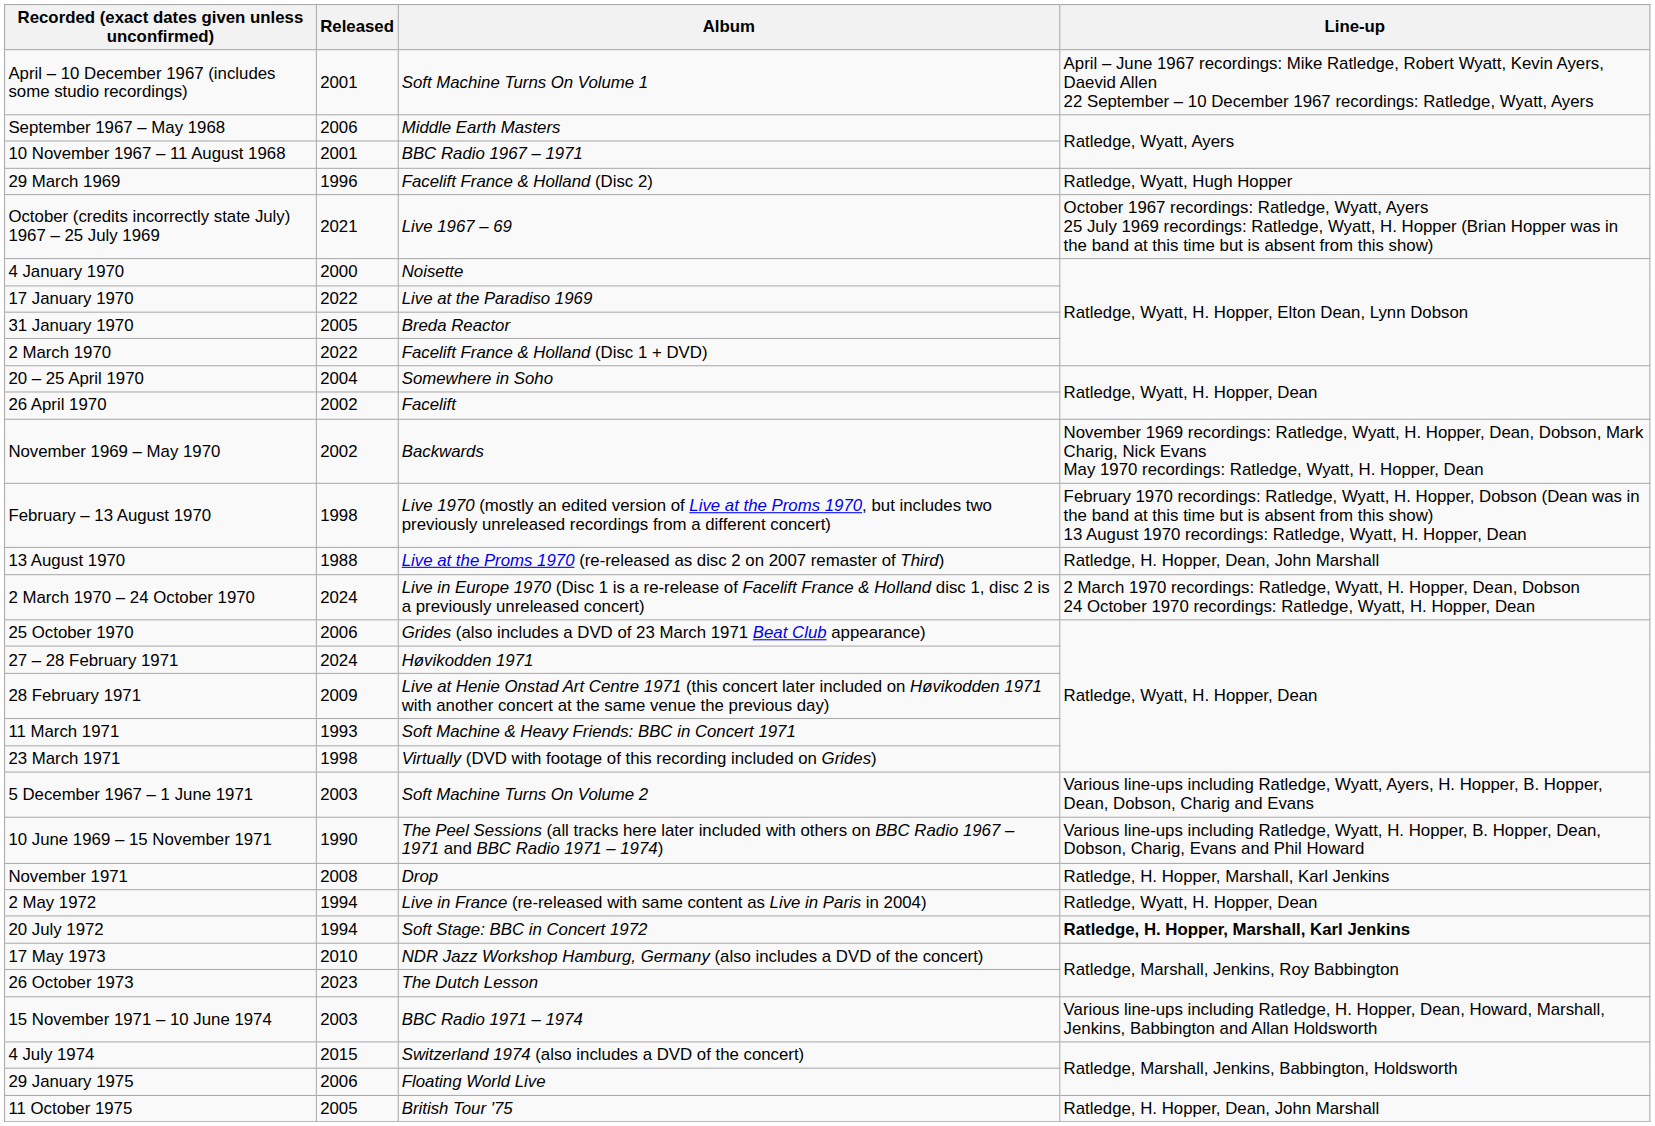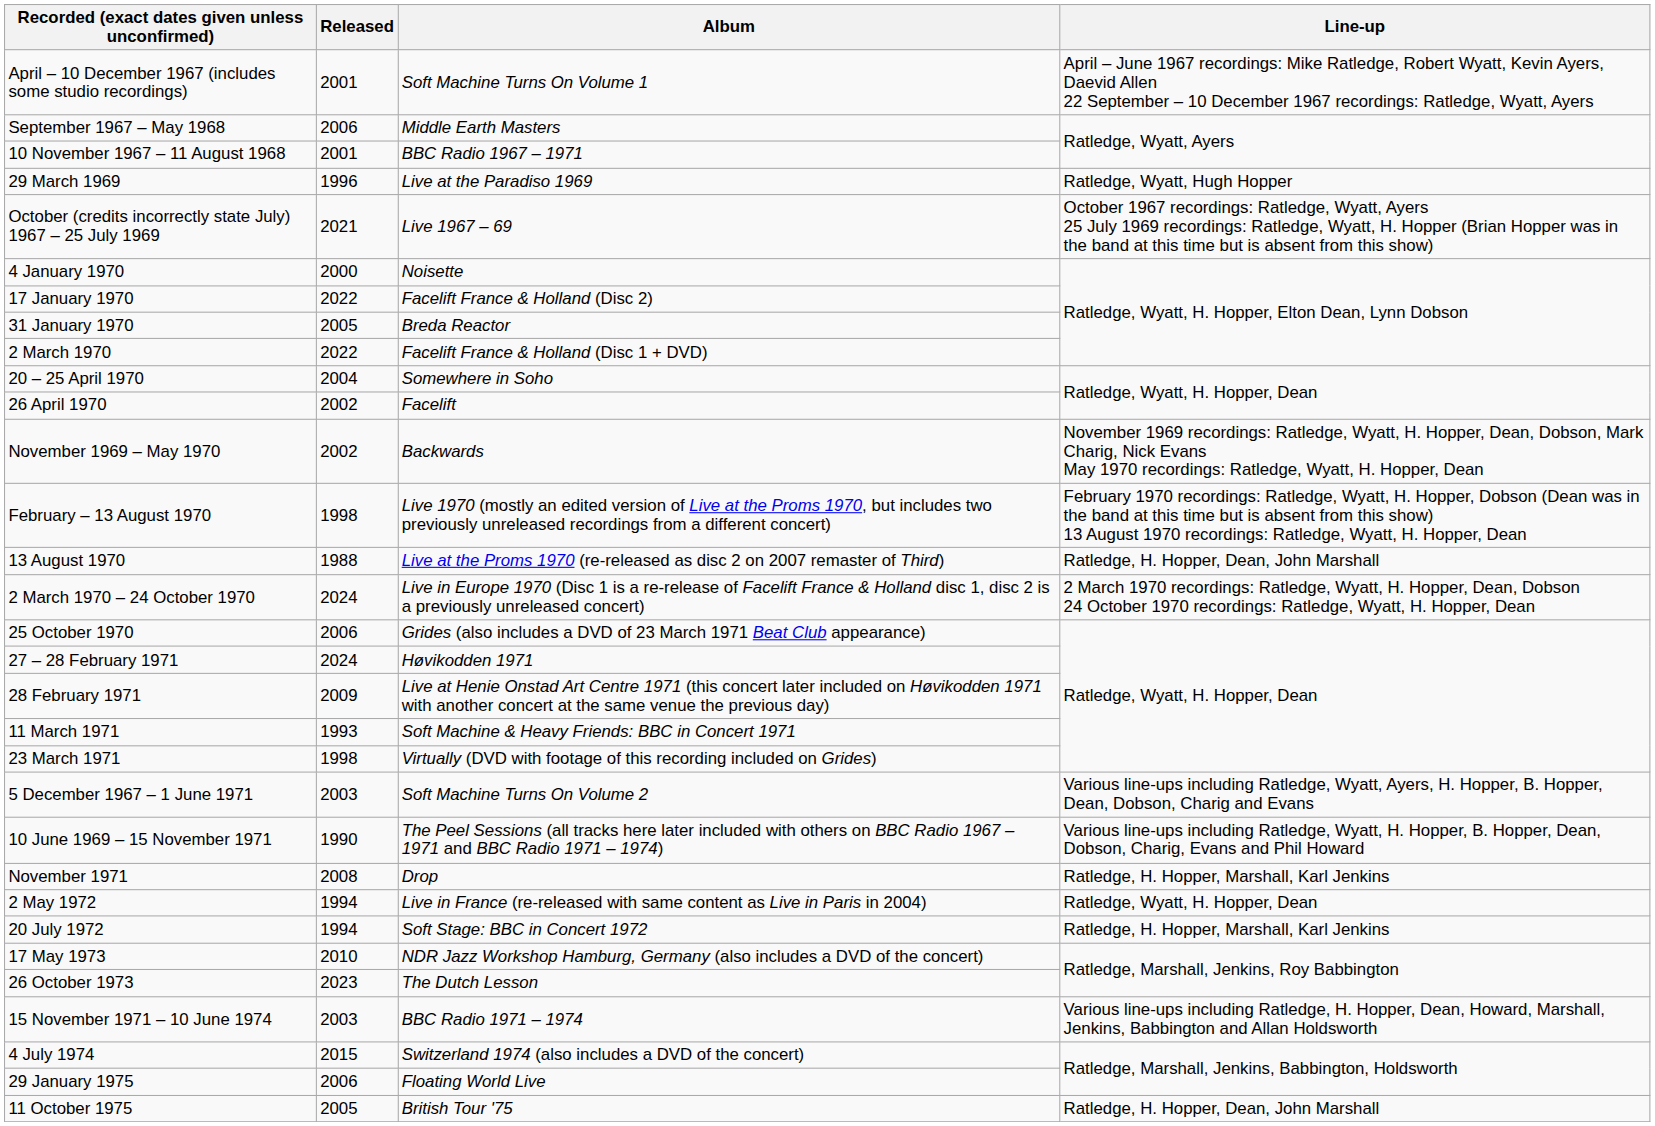(527, 181) Facelift France & Holland (Disc 2) -> (497, 181) Live at the Paradiso 1969
(497, 298) Live at the Paradiso 1969 -> (527, 298) Facelift France & Holland (Disc 2)
(1237, 929) bold -> (1227, 929) normal
